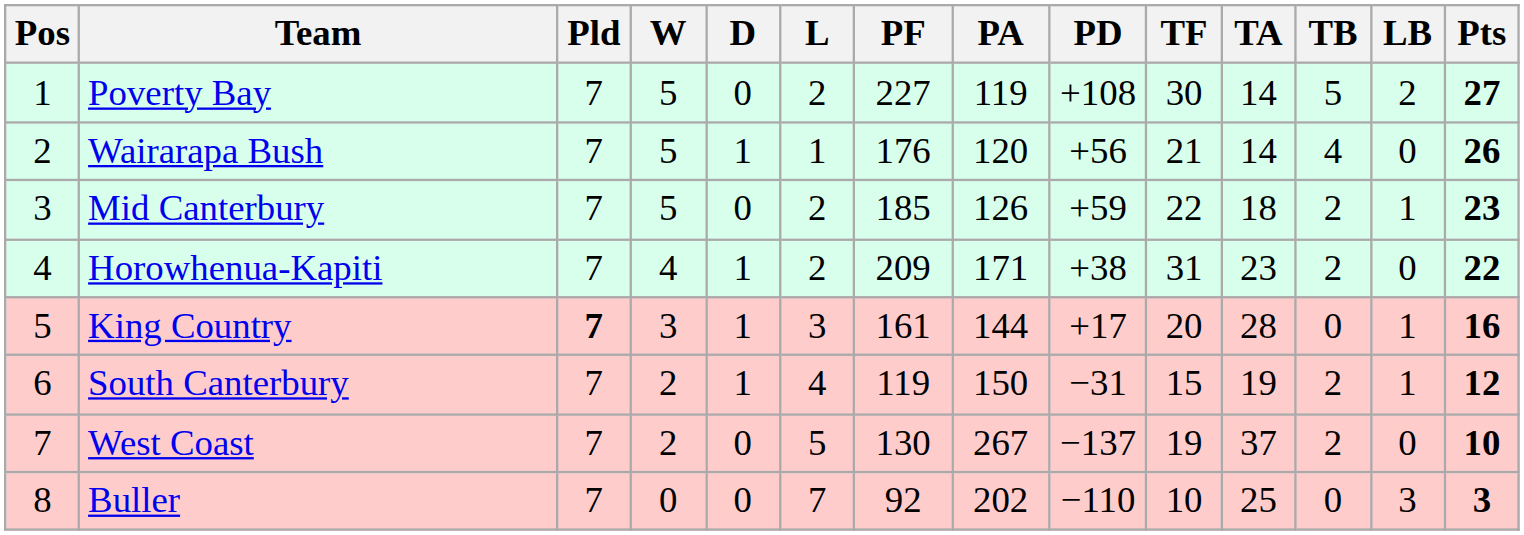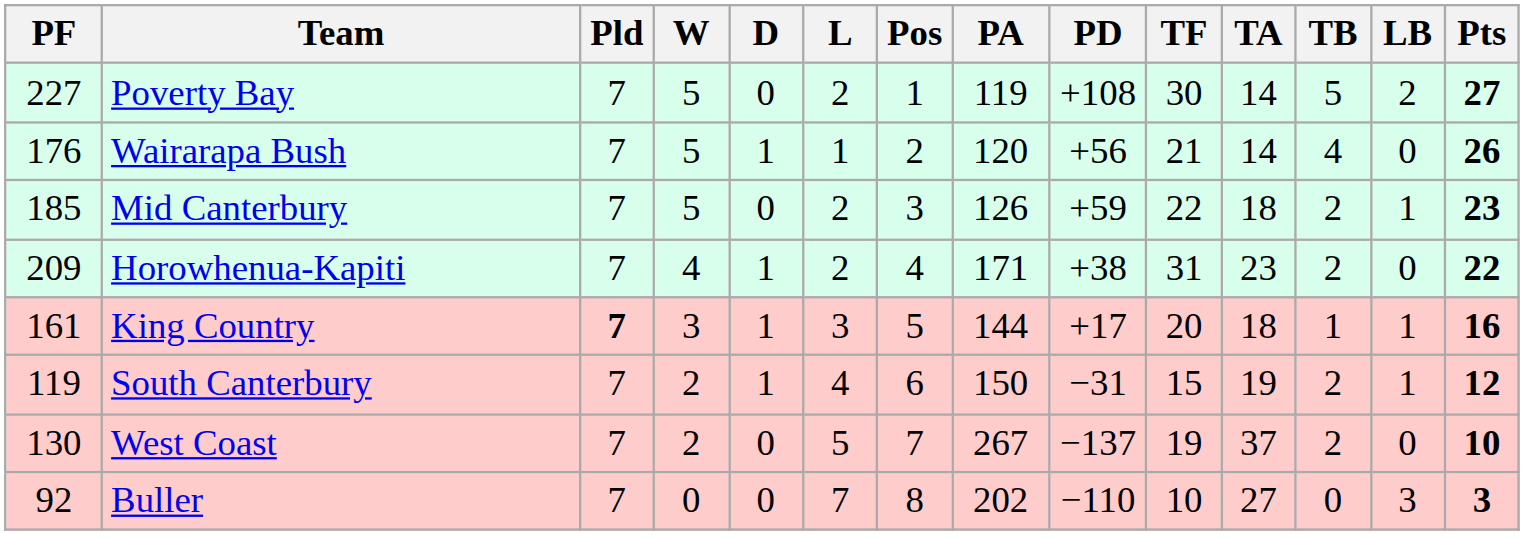columns swapped: (42, 33) <-> (903, 33)
(1259, 325) 28 -> (1259, 325) 18
(1333, 325) 0 -> (1333, 325) 1
(1259, 500) 25 -> (1259, 500) 27
